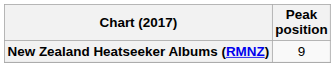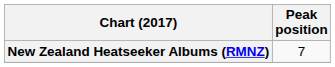(302, 51) 9 -> (302, 51) 7
